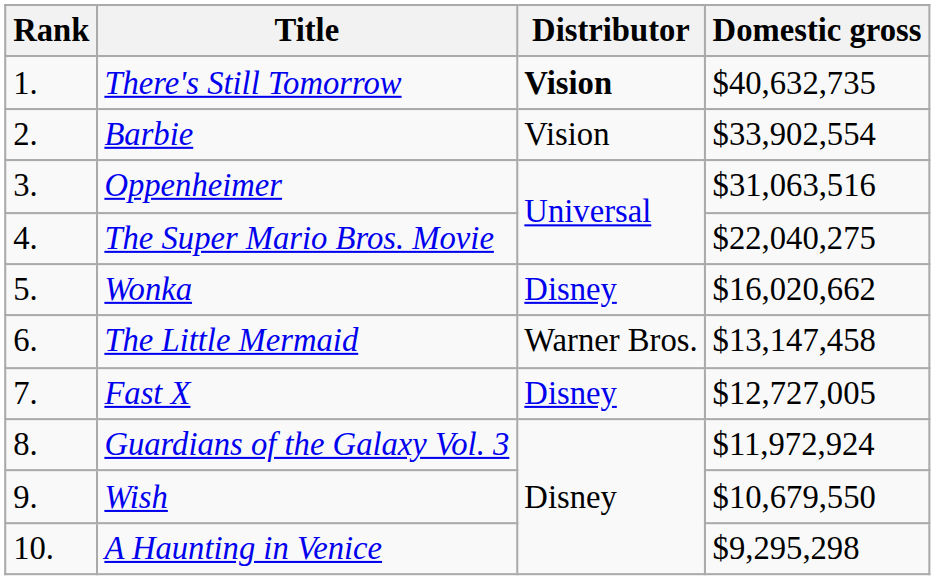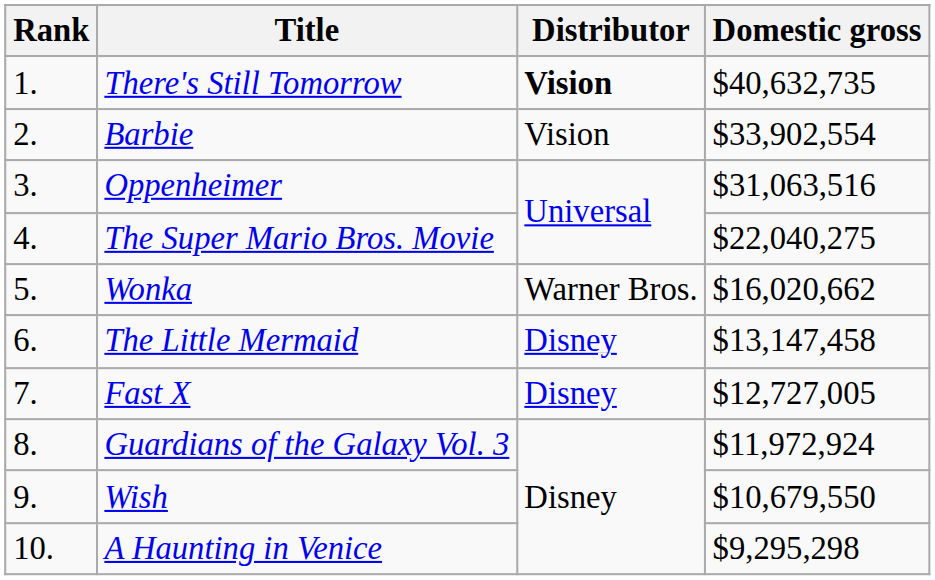(571, 289) Disney -> (611, 289) Warner Bros.
(611, 340) Warner Bros. -> (571, 340) Disney
